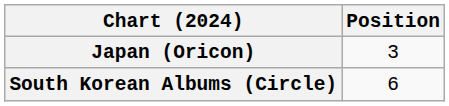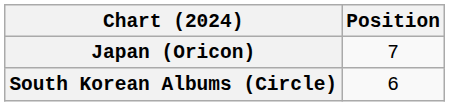(393, 52) 3 -> (393, 52) 7
